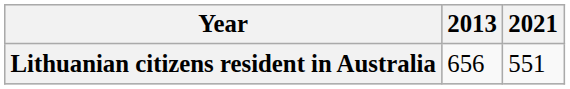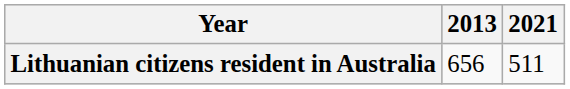(527, 63) 551 -> (526, 63) 511
